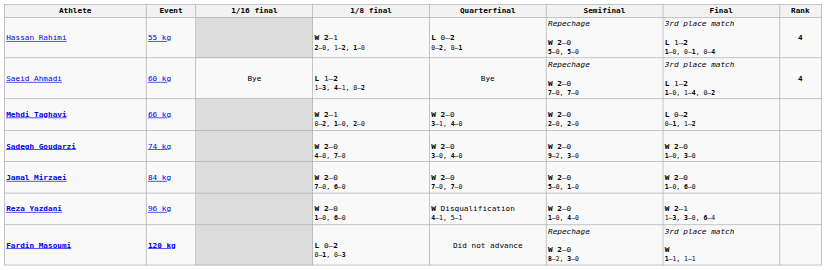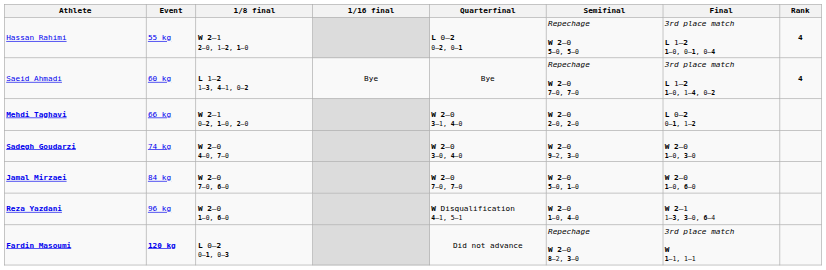columns swapped: (254, 11) <-> (371, 11)
